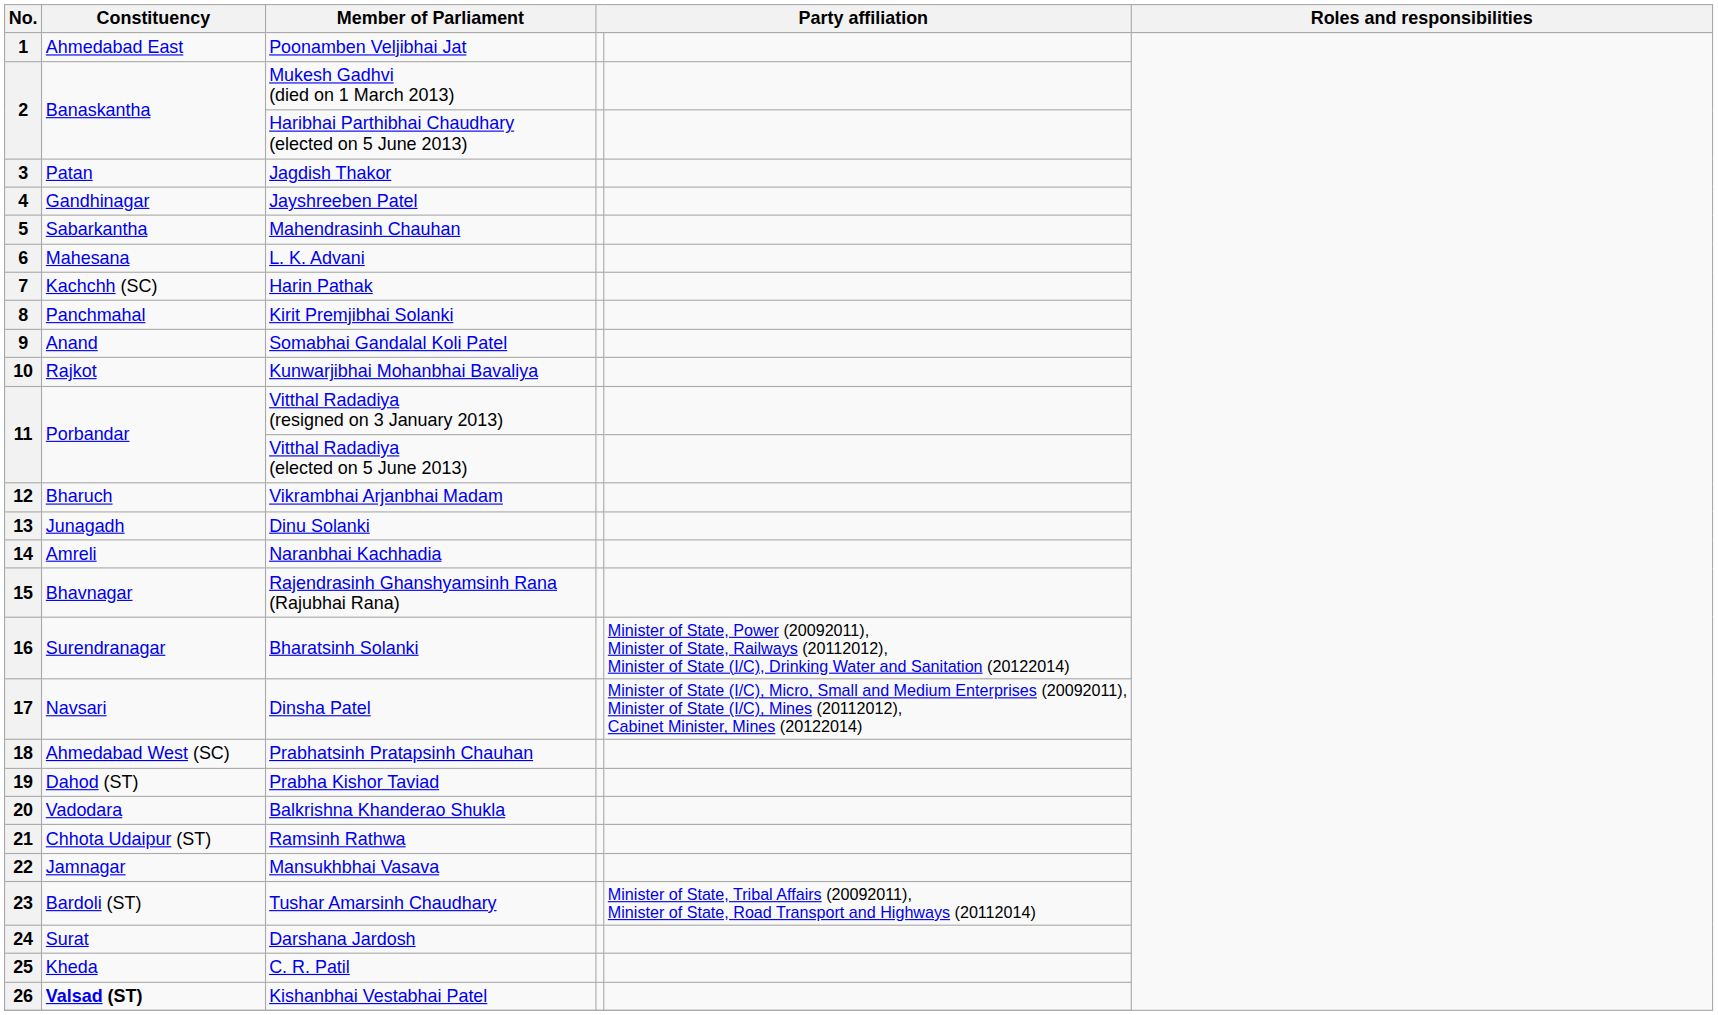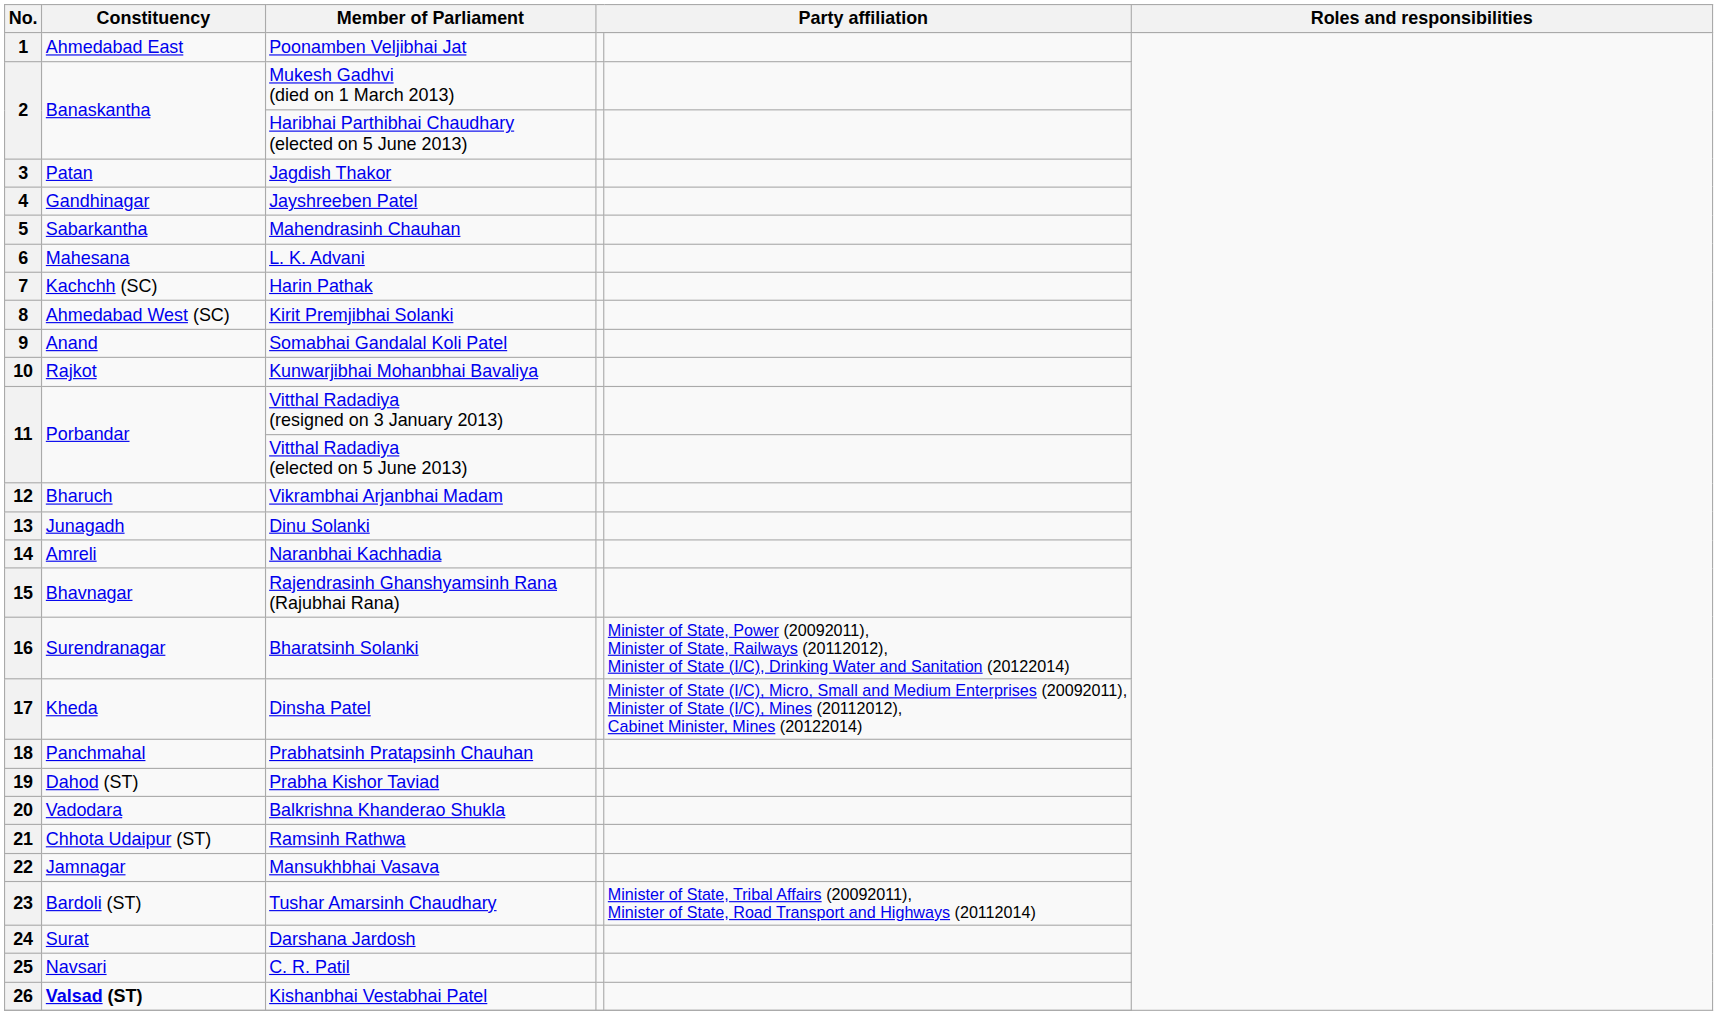(96, 314) Panchmahal -> (138, 314) Ahmedabad West (SC)
(76, 708) Navsari -> (72, 708) Kheda
(138, 753) Ahmedabad West (SC) -> (96, 753) Panchmahal
(72, 967) Kheda -> (76, 967) Navsari
